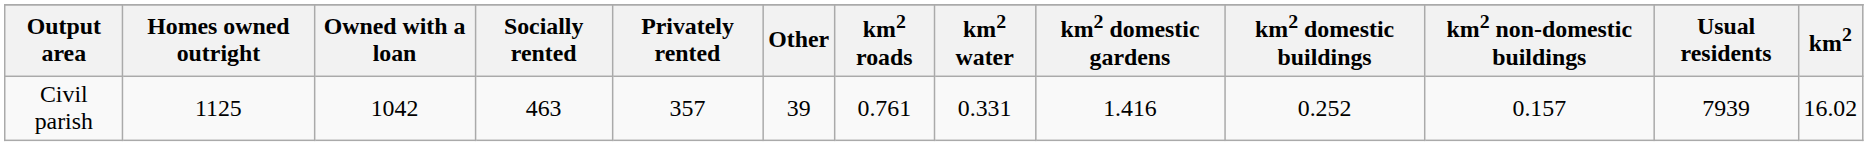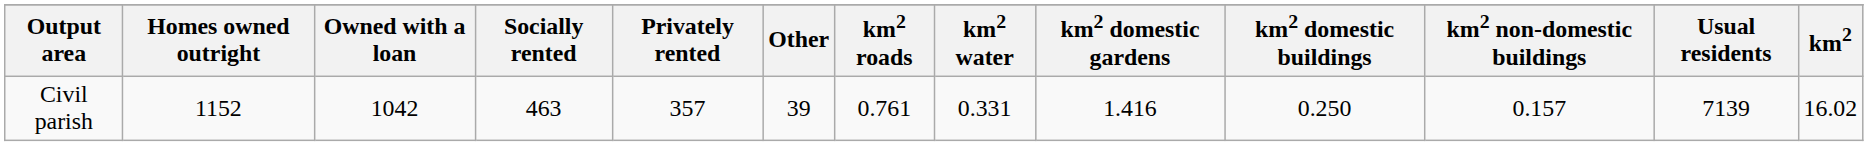(218, 107) 1125 -> (218, 107) 1152
(1325, 107) 0.252 -> (1325, 107) 0.250
(1726, 107) 7939 -> (1726, 107) 7139
